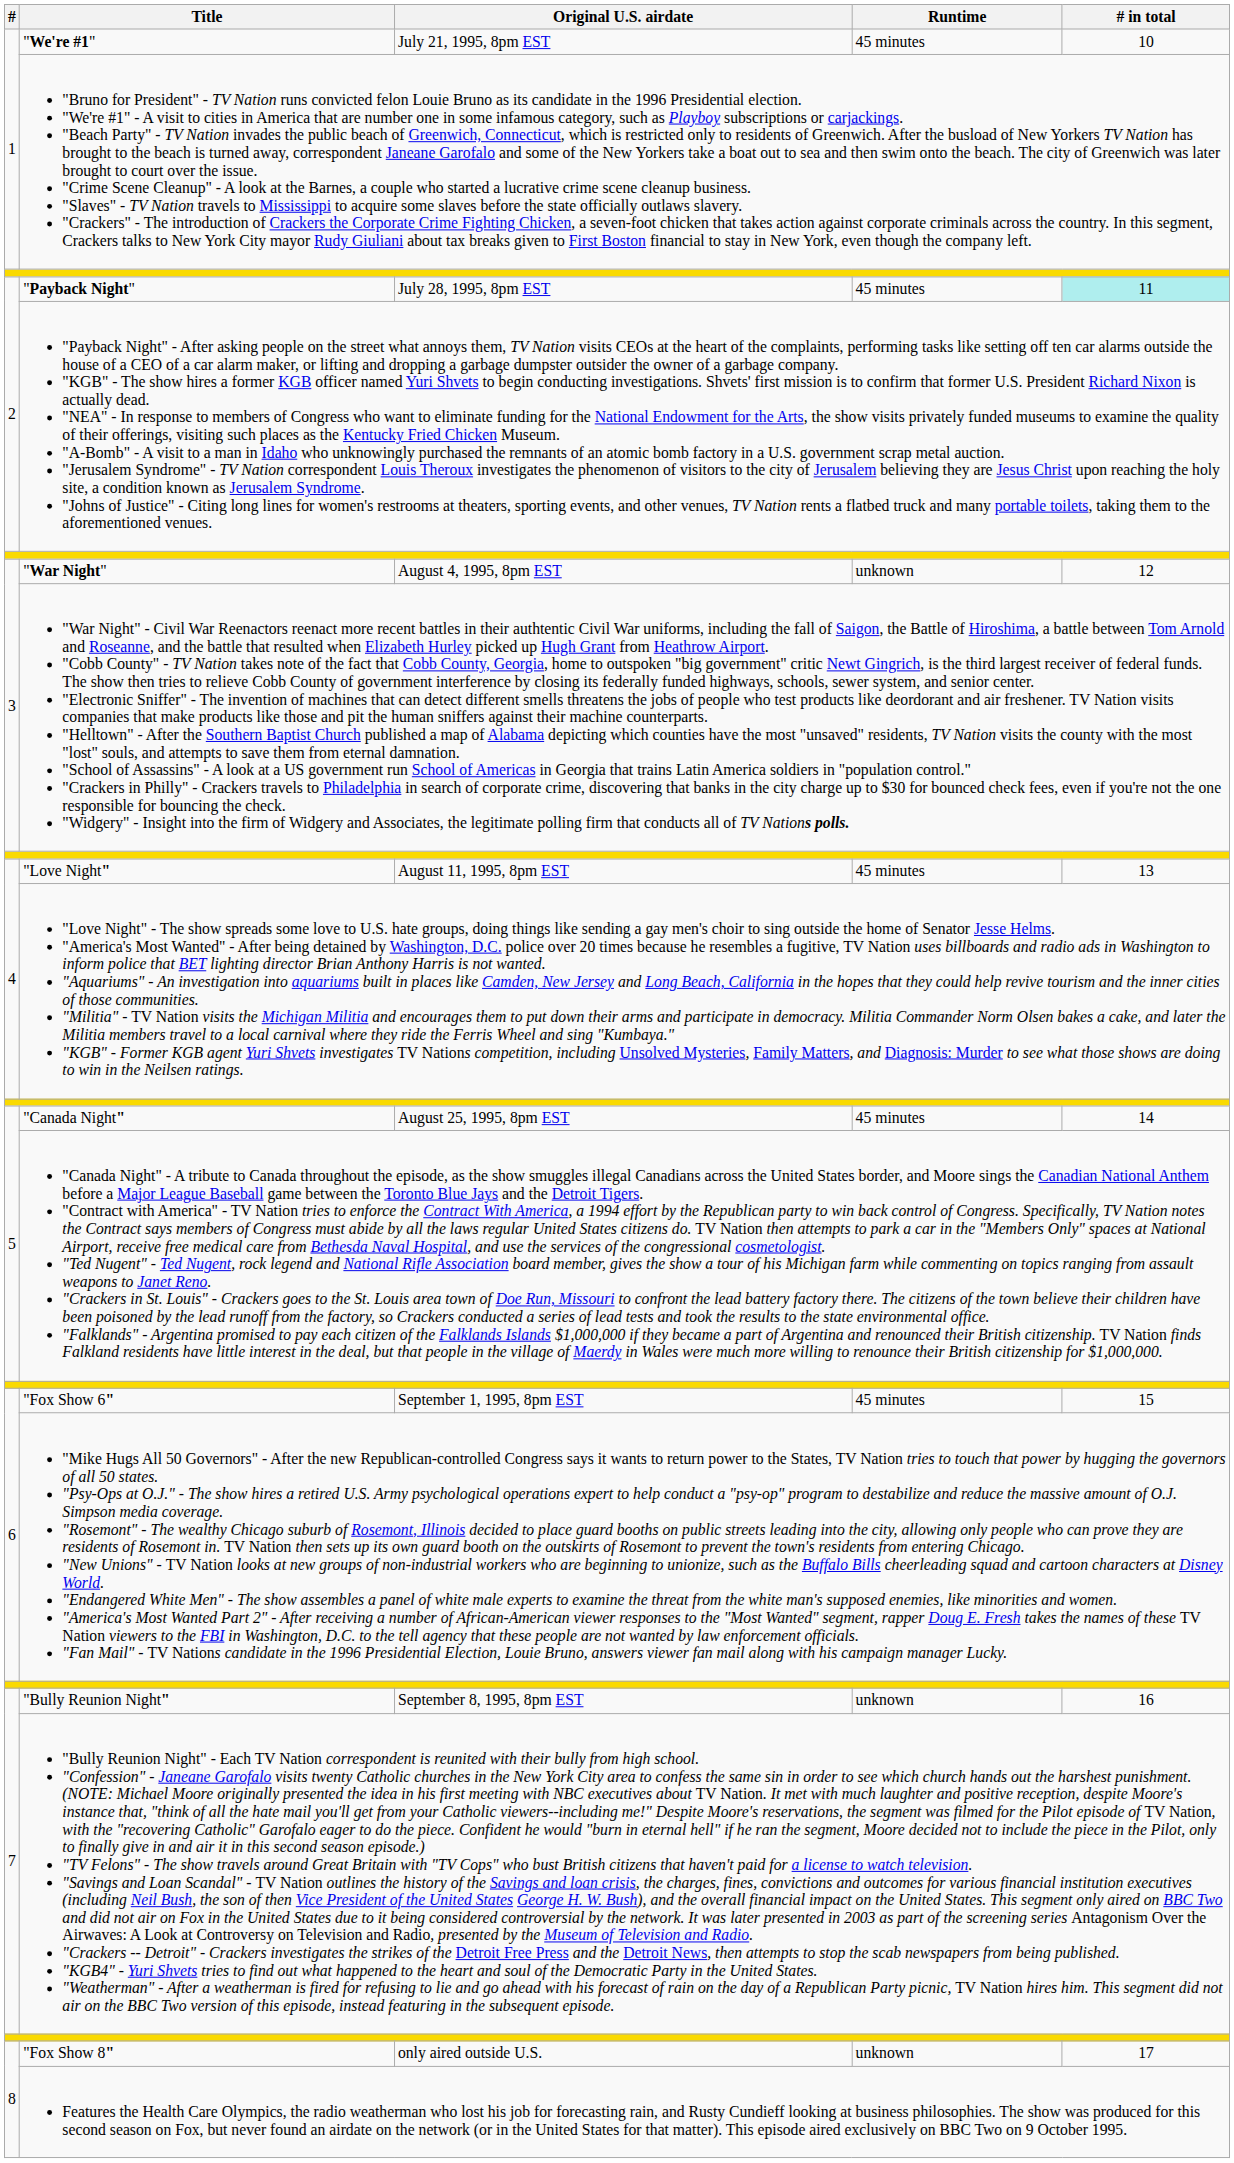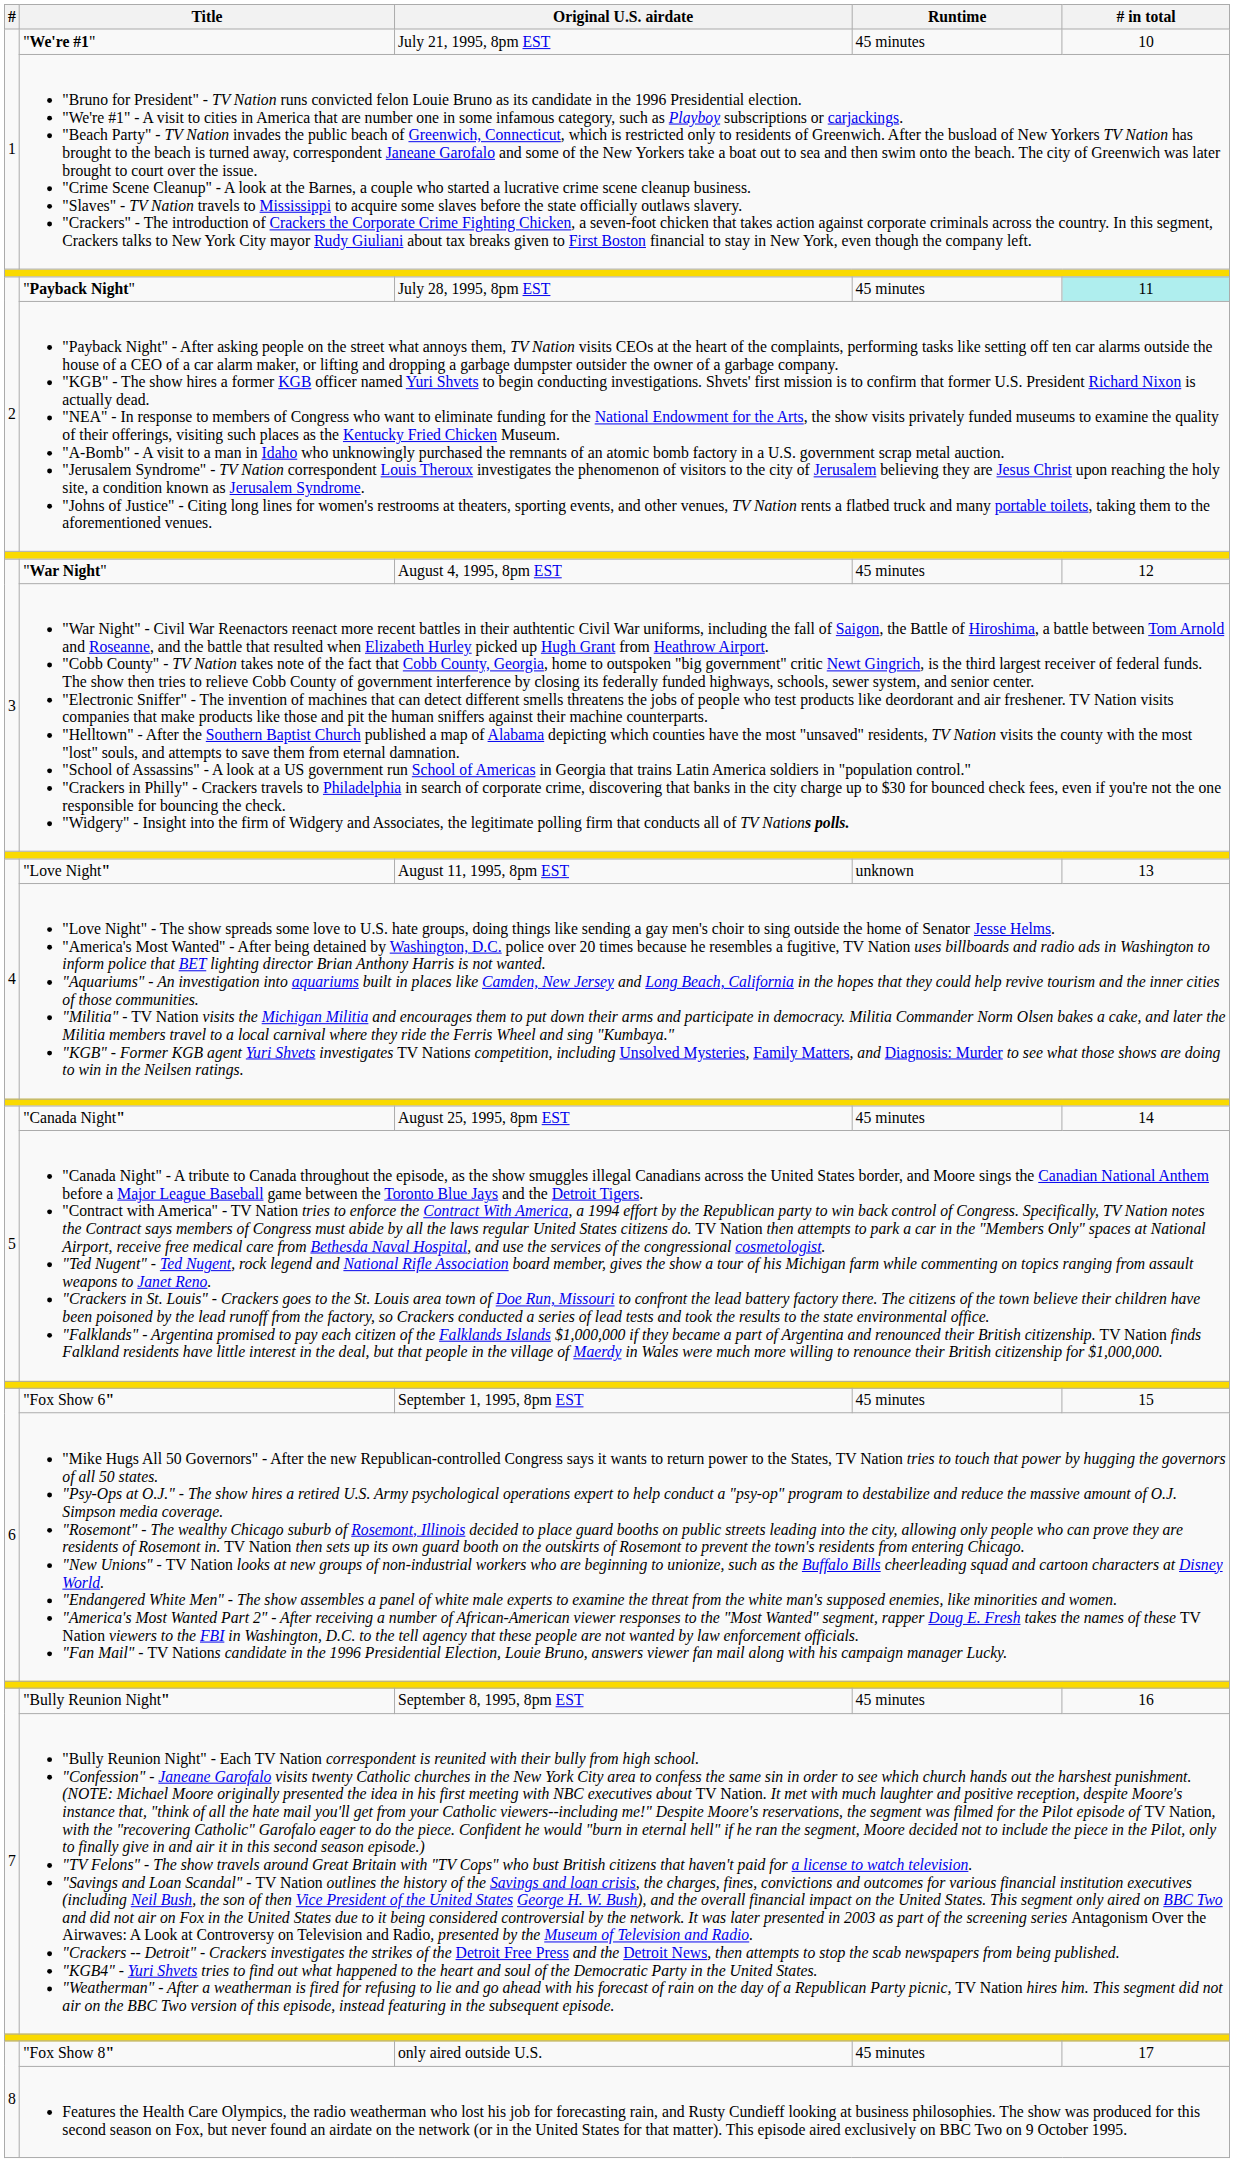(885, 571) unknown -> (890, 571) 45 minutes
(890, 871) 45 minutes -> (885, 871) unknown
(885, 1700) unknown -> (890, 1700) 45 minutes
(885, 2053) unknown -> (890, 2053) 45 minutes
